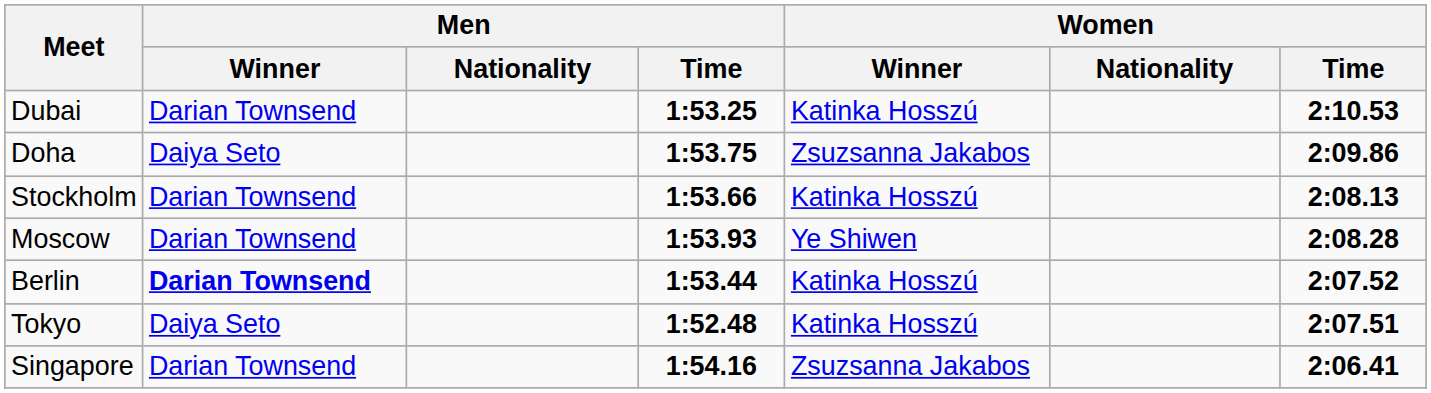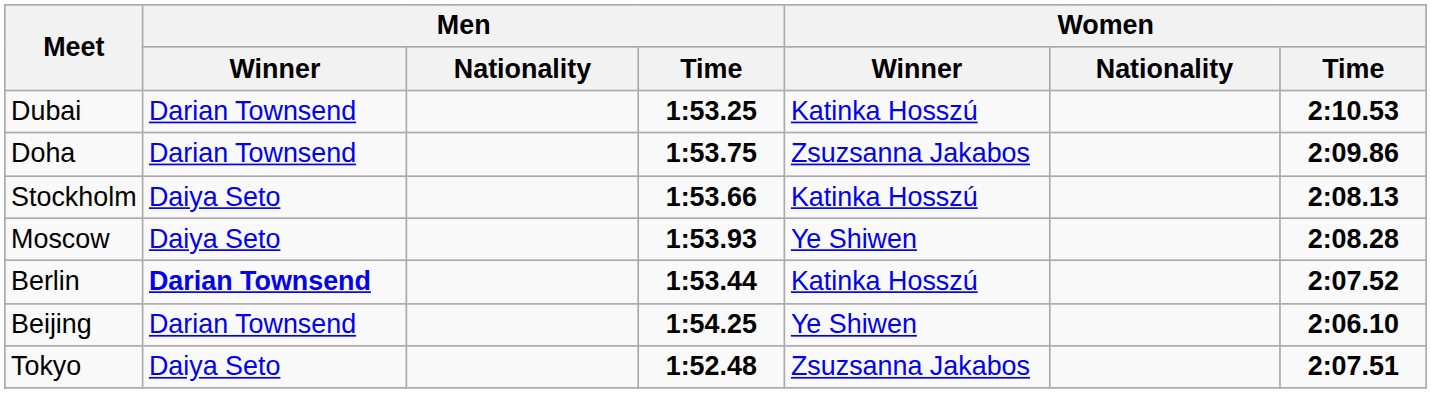(215, 153) Daiya Seto -> (253, 153) Darian Townsend
(253, 196) Darian Townsend -> (215, 196) Daiya Seto
(253, 238) Darian Townsend -> (215, 238) Daiya Seto
+ row: (51, 324)
(884, 324) Katinka Hosszú -> (910, 366) Zsuzsanna Jakabos
- row: (72, 366)
